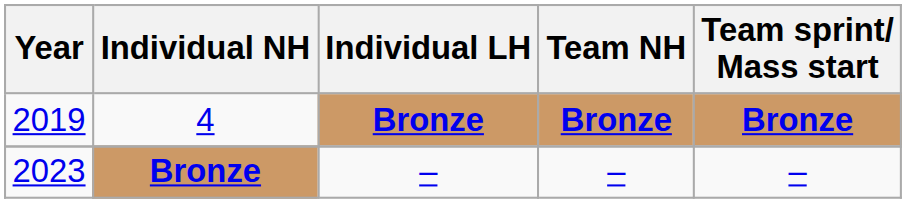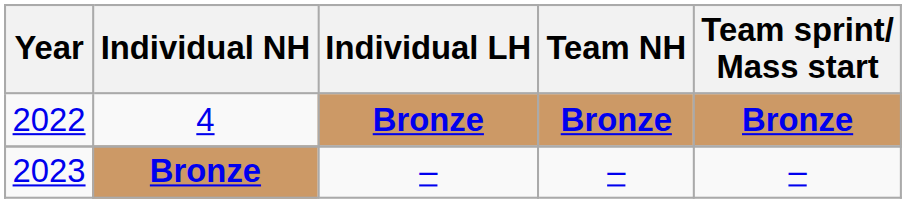(49, 119) 2019 -> (49, 119) 2022
